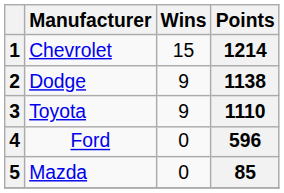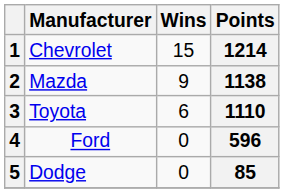(58, 80) Dodge -> (58, 80) Mazda
(184, 111) 9 -> (184, 111) 6
(58, 172) Mazda -> (58, 172) Dodge
